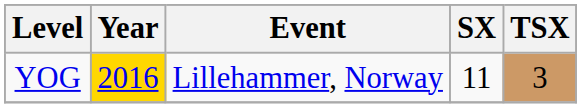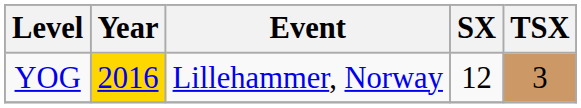(477, 77) 11 -> (477, 77) 12
